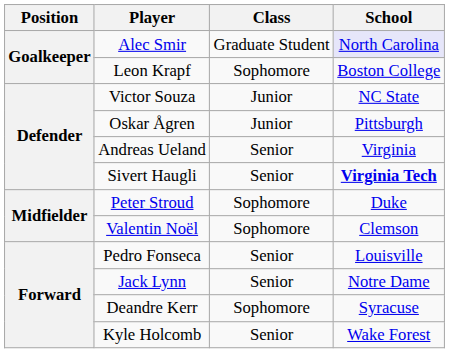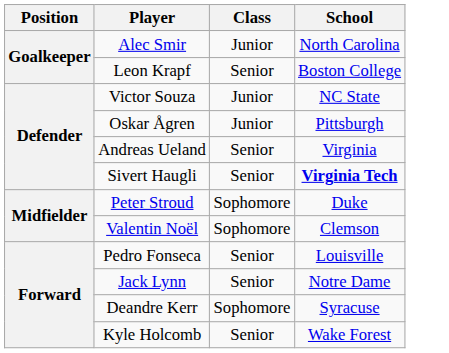(272, 44) Graduate Student -> (252, 44) Junior
(389, 44) lavender background -> (350, 44) no background
(272, 70) Sophomore -> (252, 70) Senior
